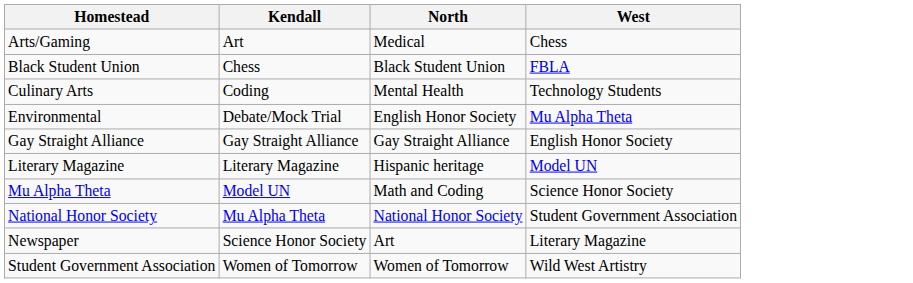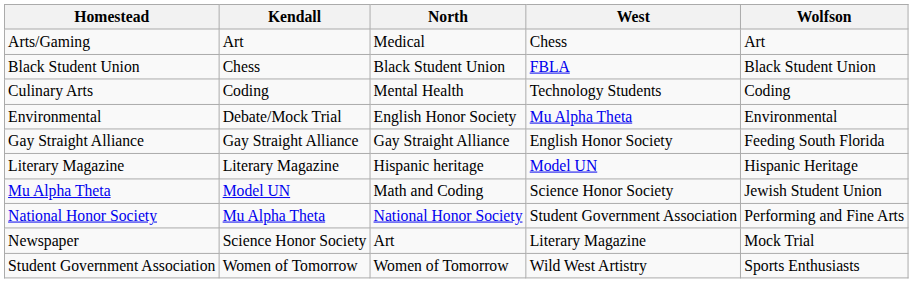+ column: (824, 16)
